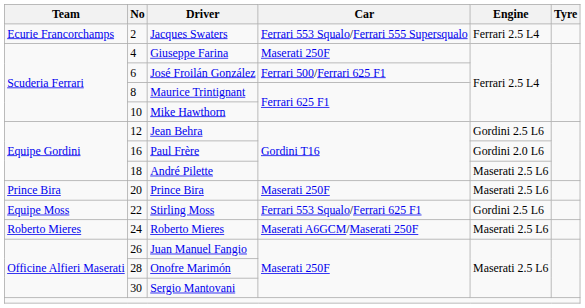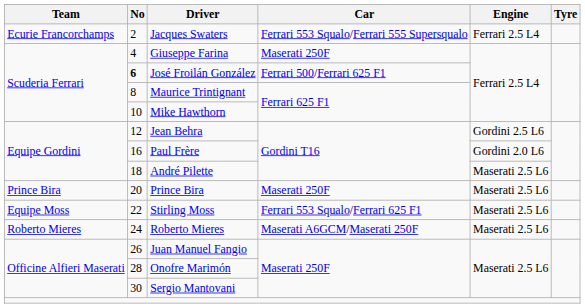(133, 73) normal -> (133, 73) bold
(508, 209) Gordini 2.5 L6 -> (511, 209) Maserati 2.5 L6
